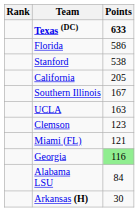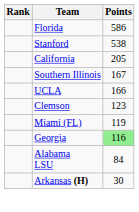- row: (56, 29)
(119, 109) 163 -> (119, 91) 166
(119, 140) 121 -> (119, 122) 119
